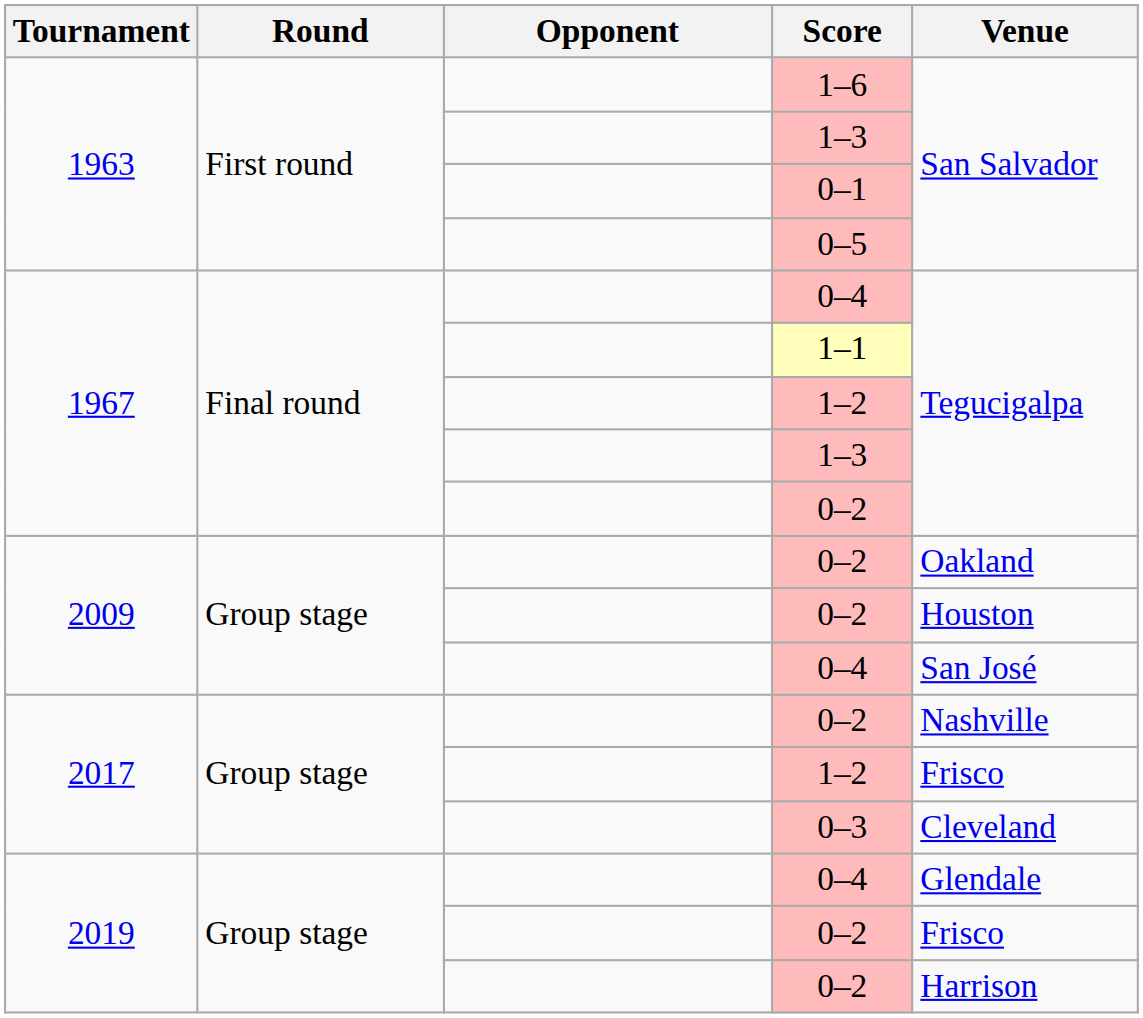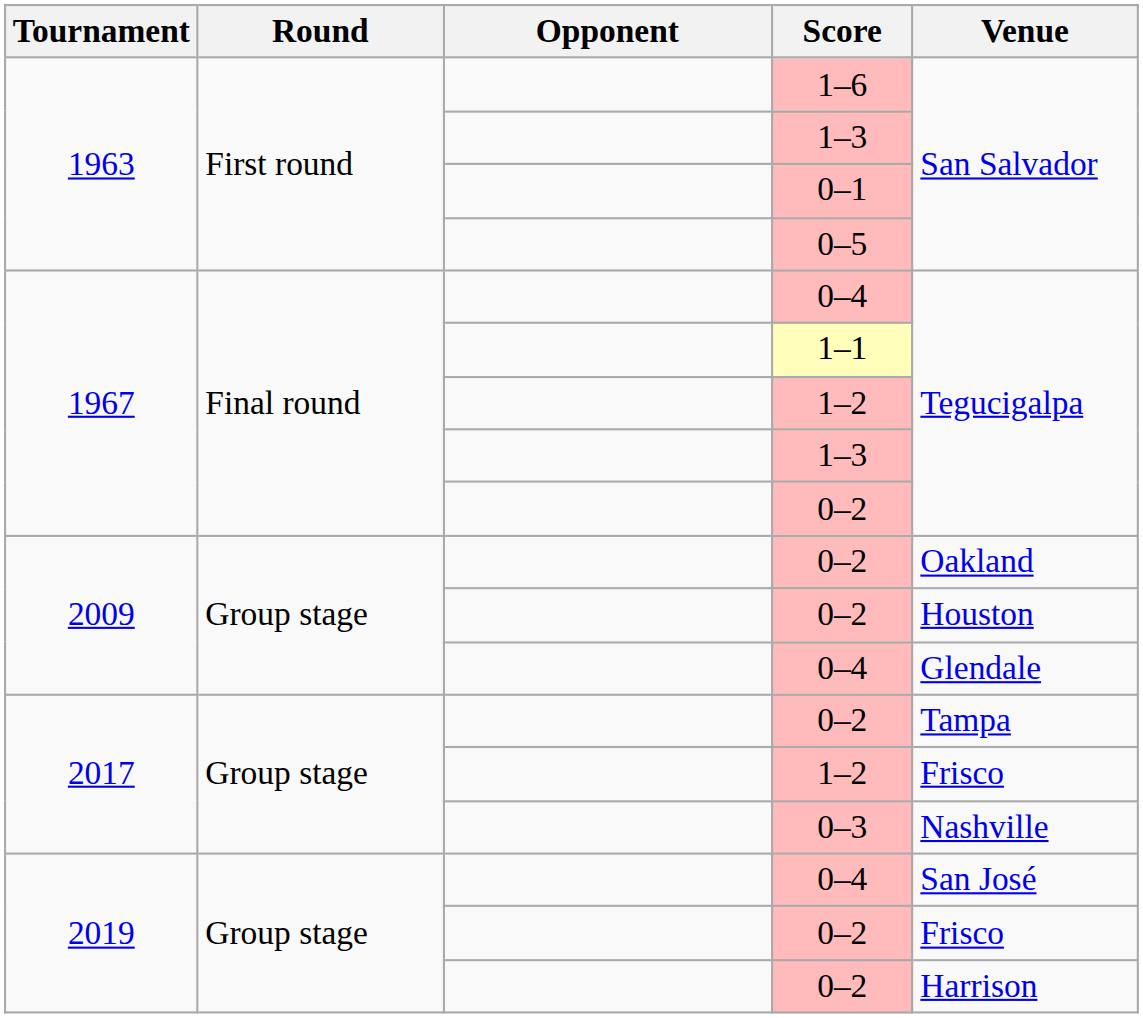(978, 667) San José -> (981, 667) Glendale
(984, 720) Nashville -> (966, 720) Tampa
(988, 826) Cleveland -> (984, 826) Nashville
(981, 879) Glendale -> (978, 879) San José
